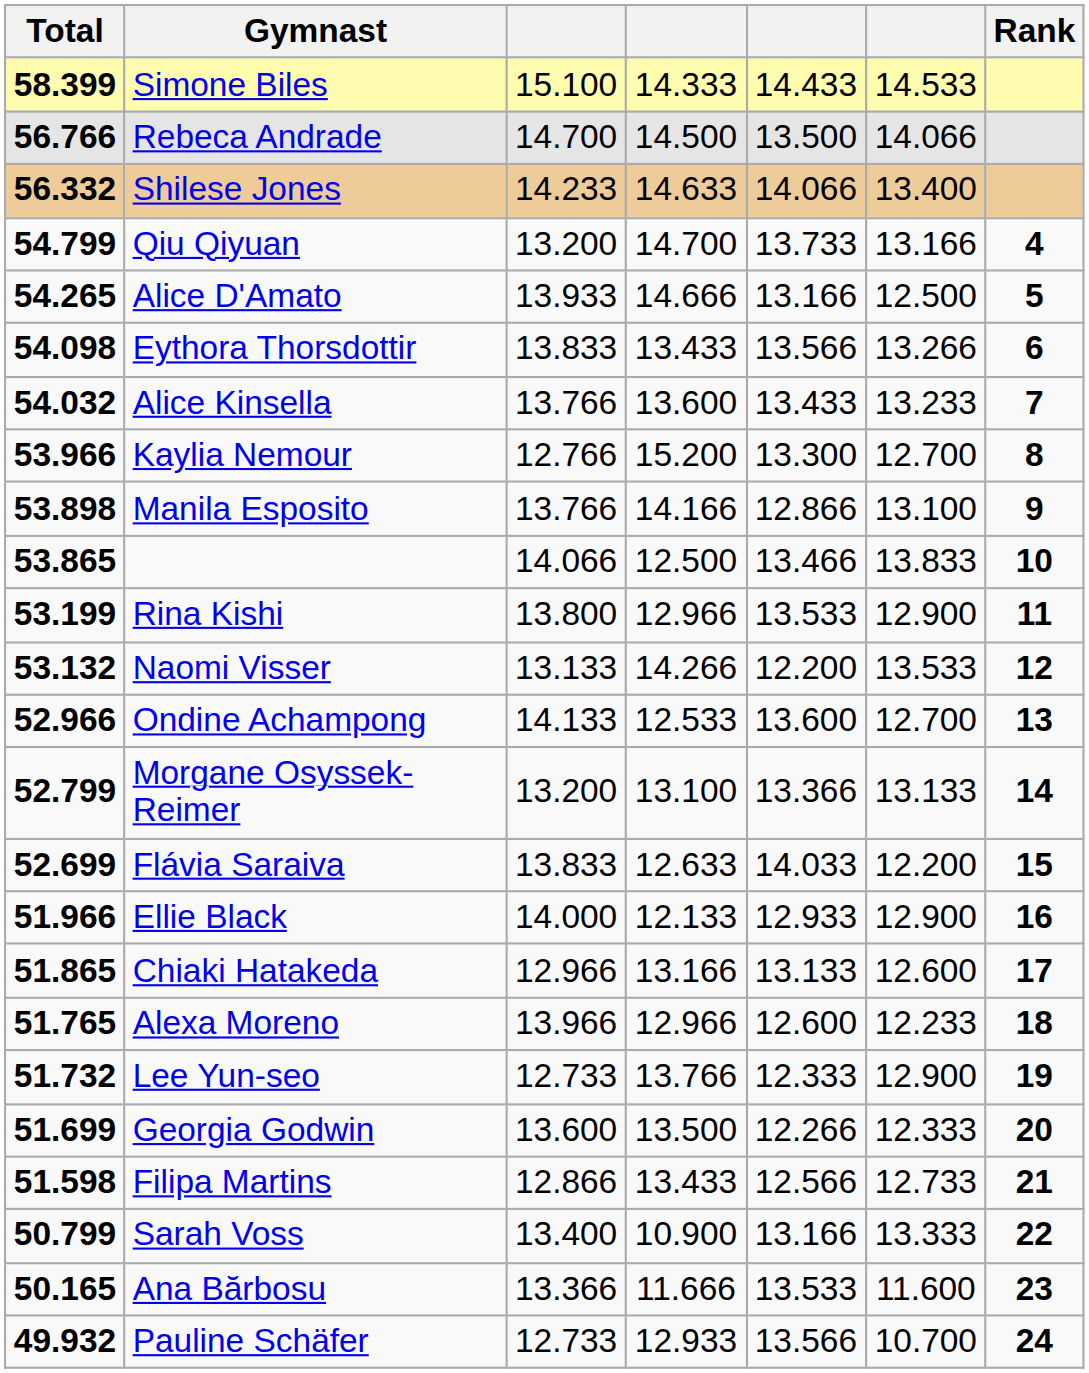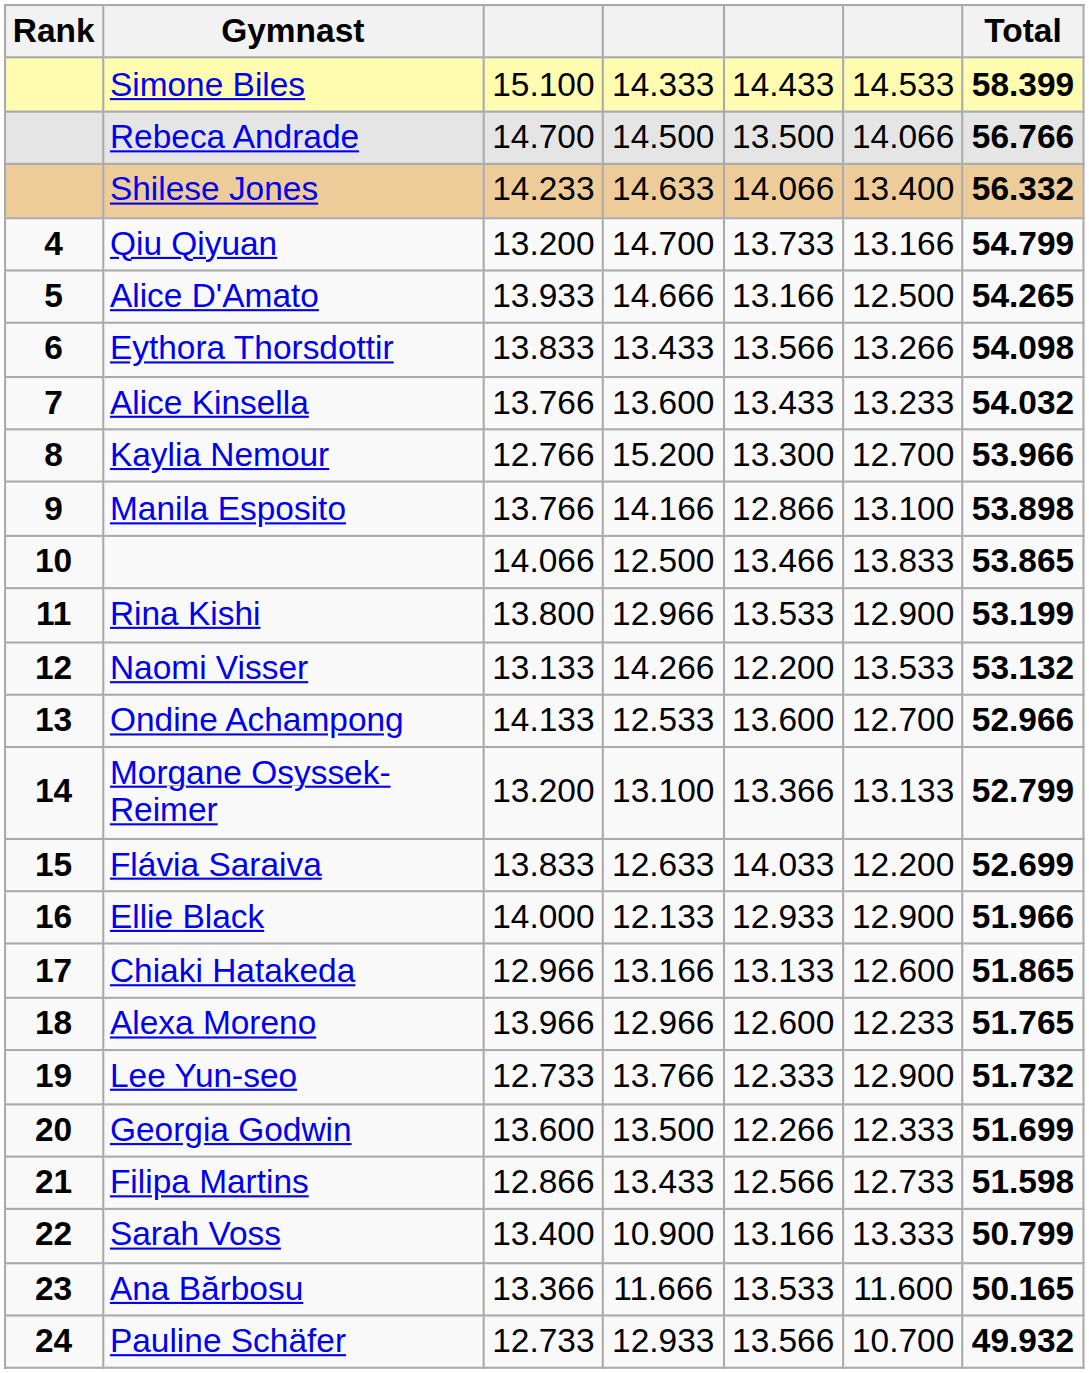columns swapped: (1034, 31) <-> (65, 31)
